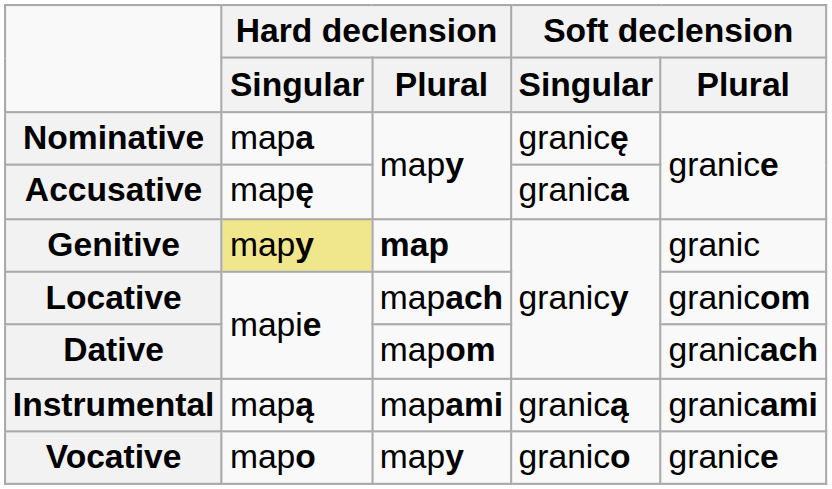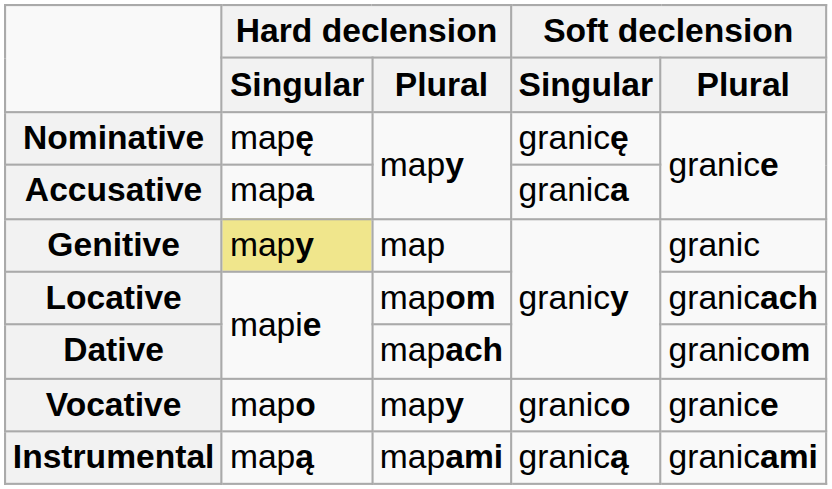(272, 137) mapa -> (272, 137) mapę
(272, 191) mapę -> (272, 191) mapa
(414, 244) bold -> (413, 244) normal
(441, 297) mapach -> (438, 297) mapom
(739, 297) granicom -> (743, 297) granicach
(438, 350) mapom -> (441, 350) mapach
(743, 350) granicach -> (739, 350) granicom
rows swapped: (114, 404) <-> (114, 457)
